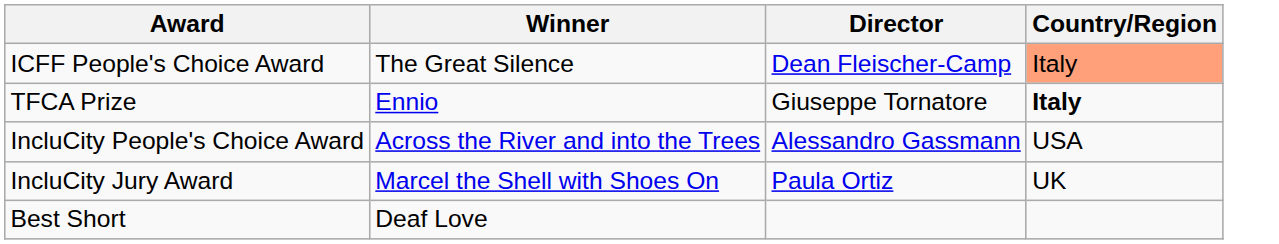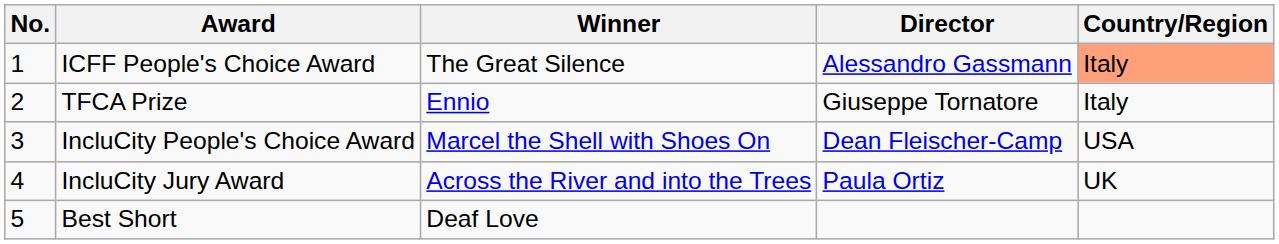+ column: (30, 24)
(891, 63) Dean Fleischer-Camp -> (947, 63) Alessandro Gassmann
(1057, 102) bold -> (1106, 102) normal
(568, 141) Across the River and into the Trees -> (598, 141) Marcel the Shell with Shoes On
(896, 141) Alessandro Gassmann -> (942, 141) Dean Fleischer-Camp
(547, 180) Marcel the Shell with Shoes On -> (619, 180) Across the River and into the Trees
